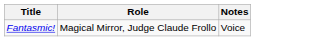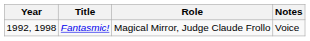+ column: (31, 12)
